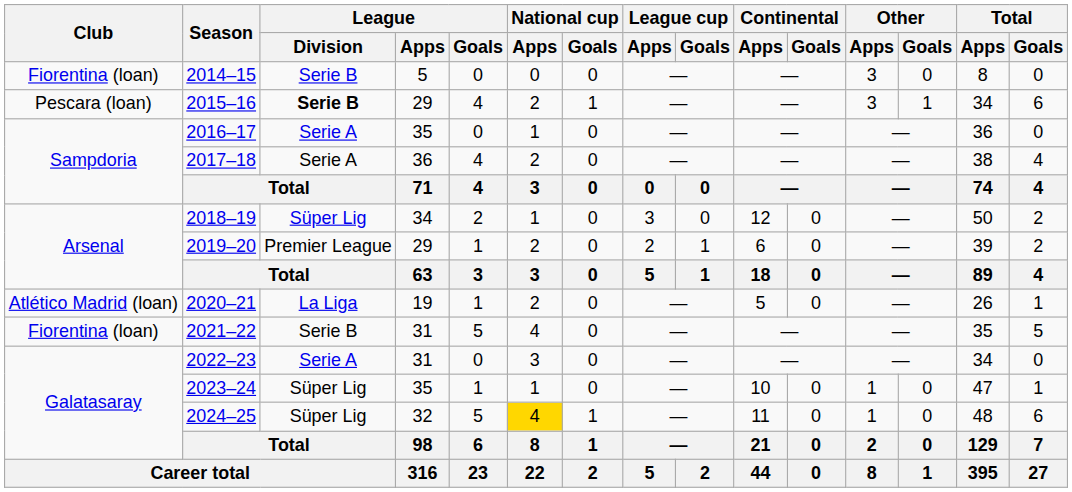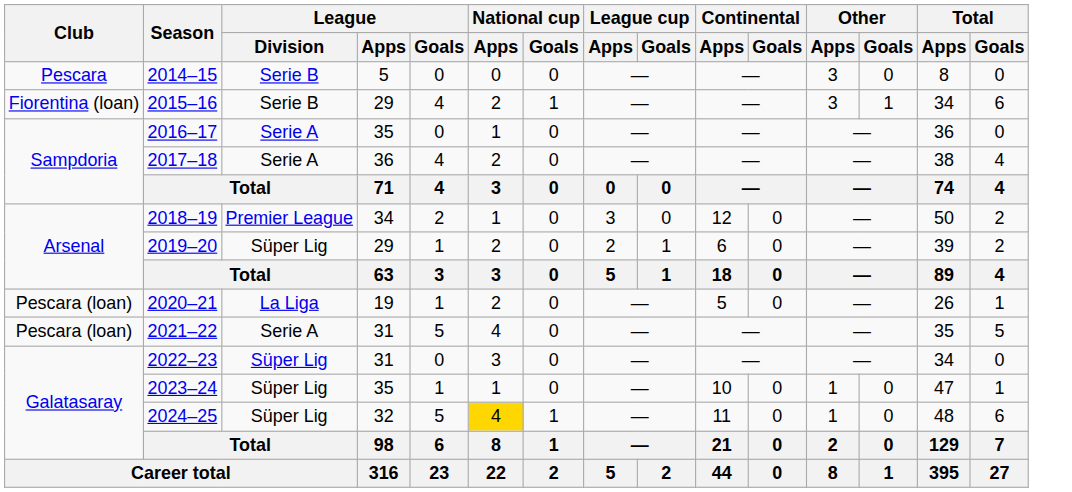(93, 75) Fiorentina (loan) -> (74, 75) Pescara
(93, 103) Pescara (loan) -> (74, 103) Fiorentina (loan)
(328, 103) bold -> (289, 103) normal
(328, 217) Süper Lig -> (289, 217) Premier League
(328, 246) Premier League -> (289, 246) Süper Lig
(93, 302) Atlético Madrid (loan) -> (74, 302) Pescara (loan)
(93, 331) Fiorentina (loan) -> (74, 331) Pescara (loan)
(328, 331) Serie B -> (289, 331) Serie A
(328, 359) Serie A -> (289, 359) Süper Lig
